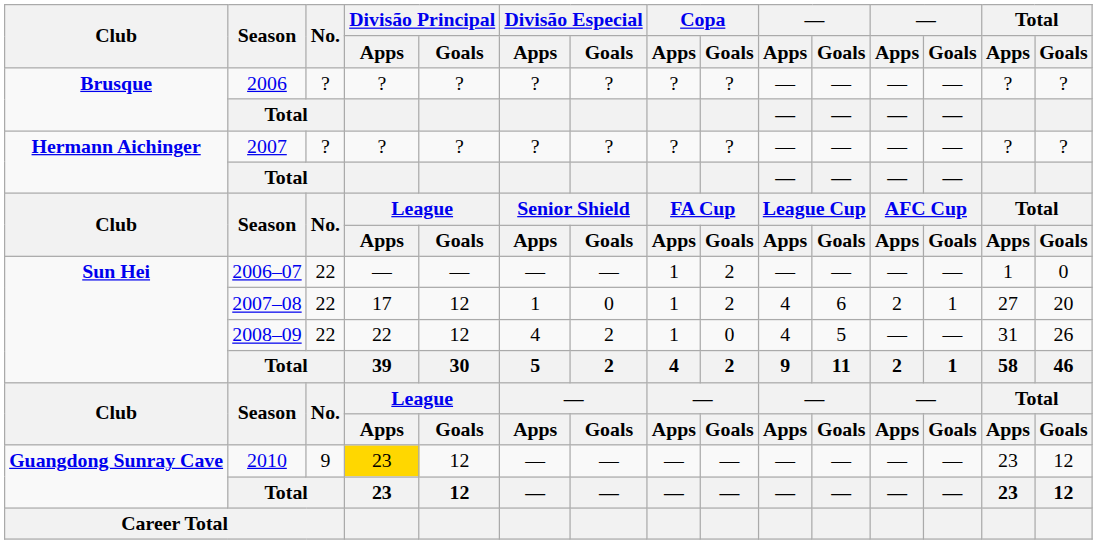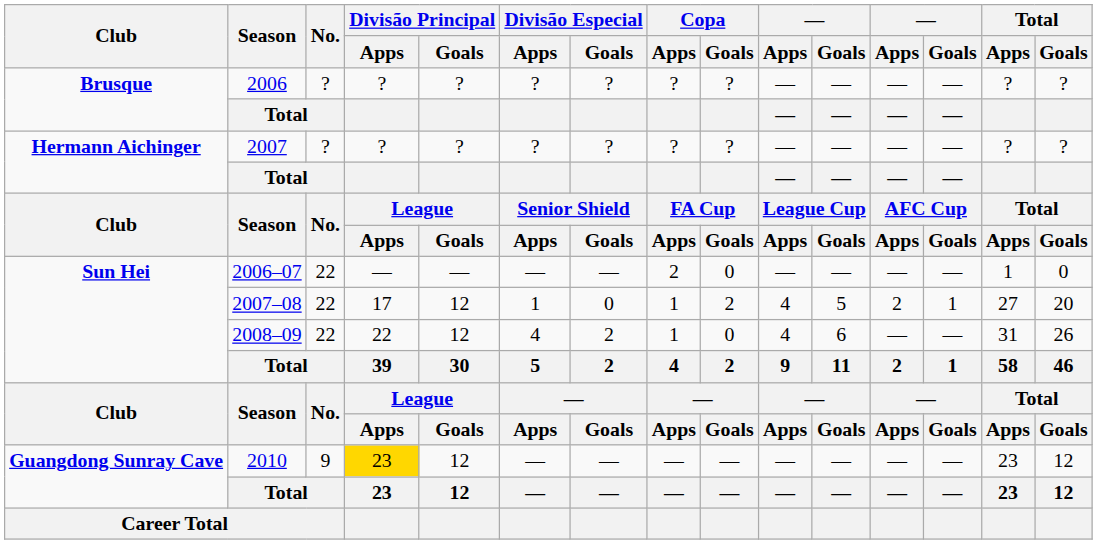(674, 271) 1 -> (674, 271) 2
(729, 271) 2 -> (729, 271) 0
(841, 303) 6 -> (841, 303) 5
(841, 334) 5 -> (841, 334) 6
